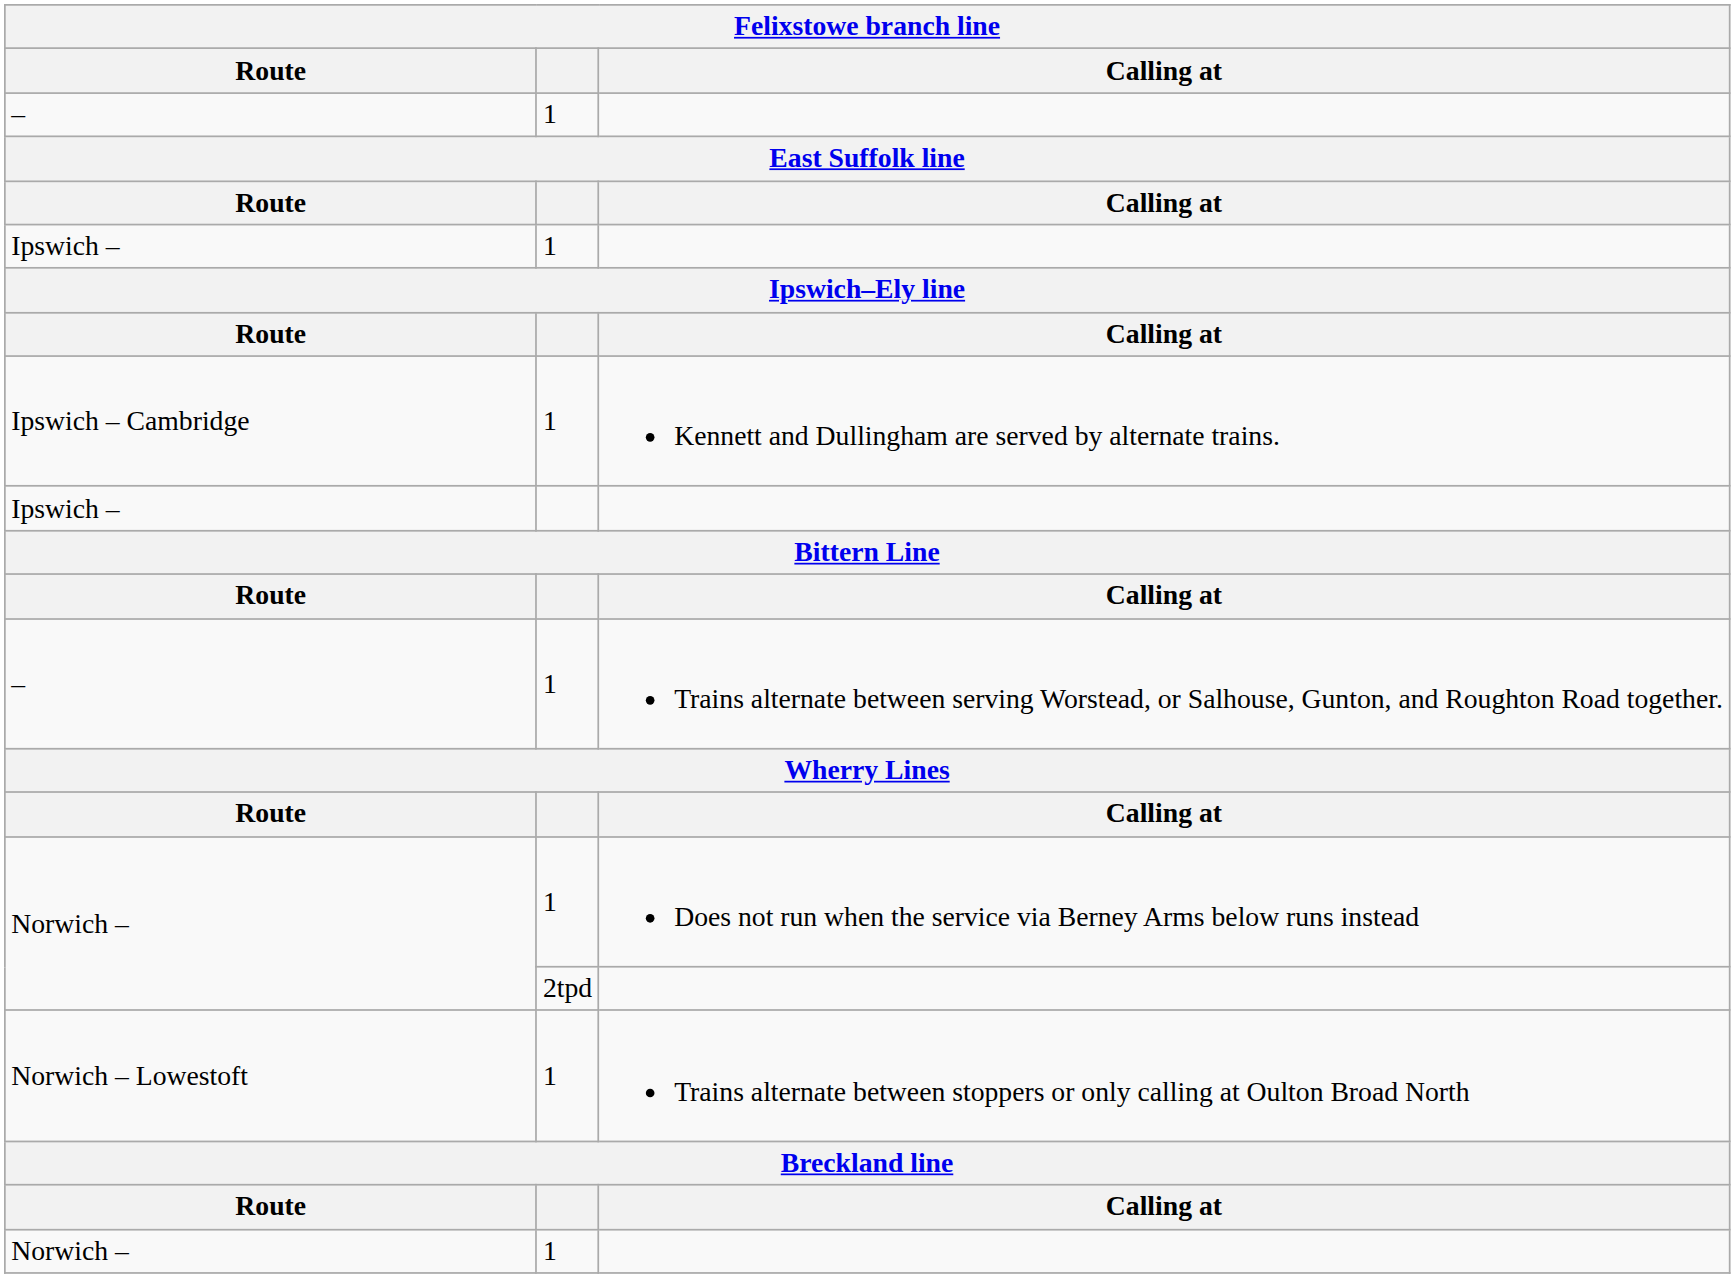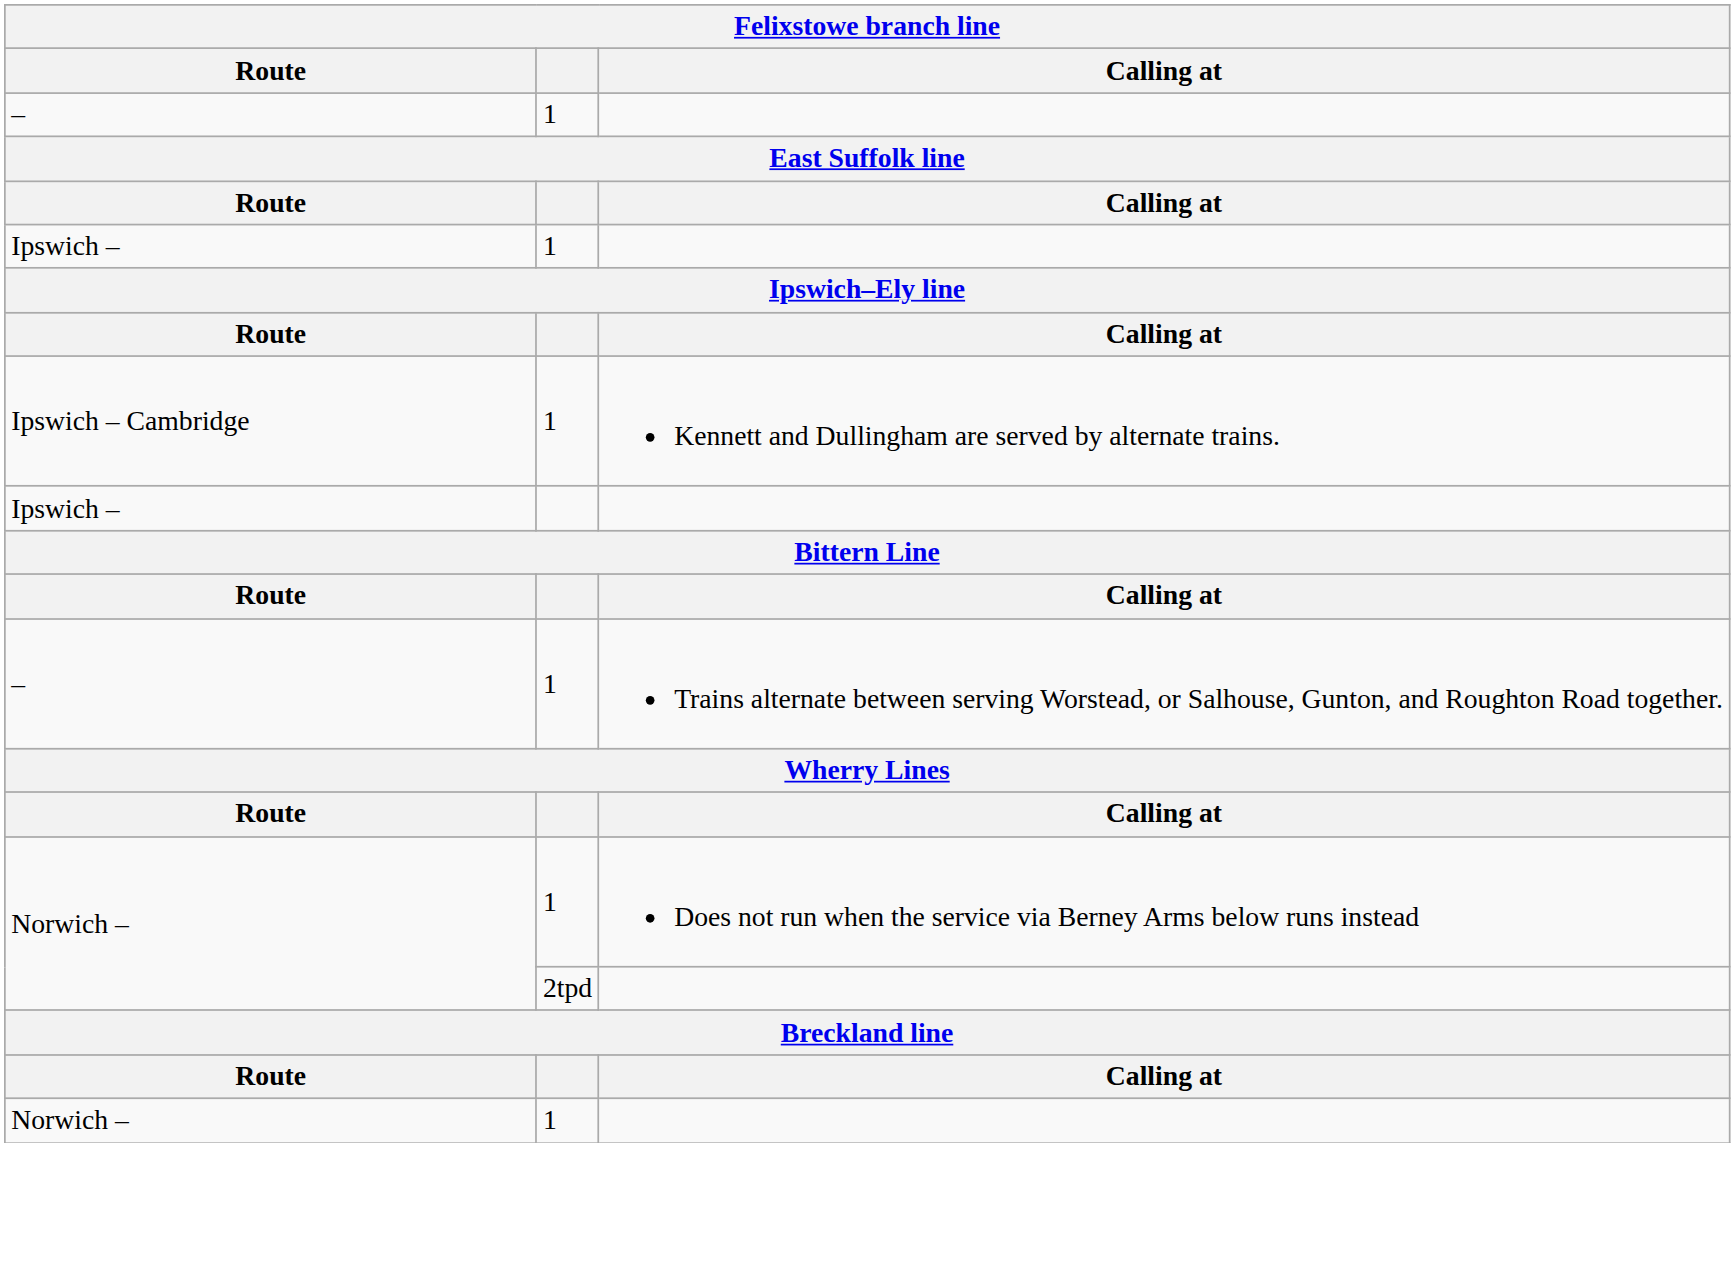- row: (130, 1075)
